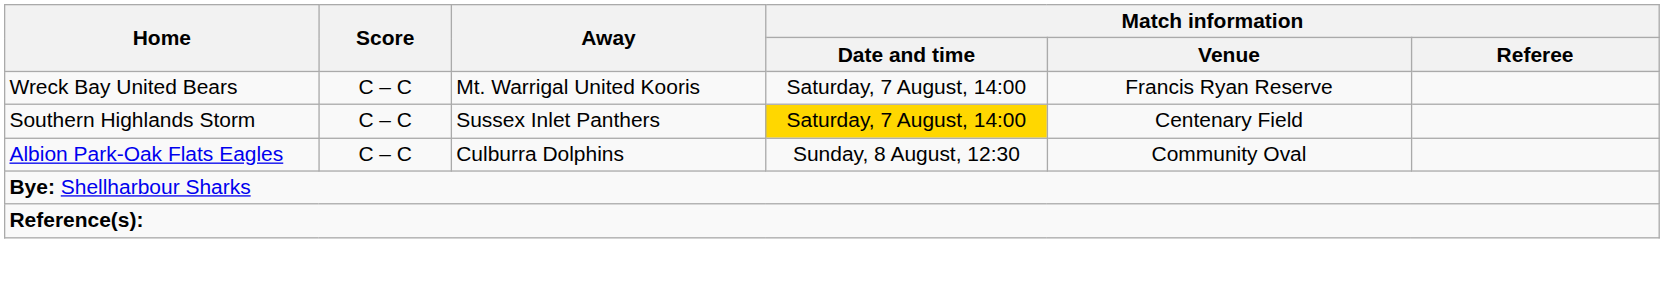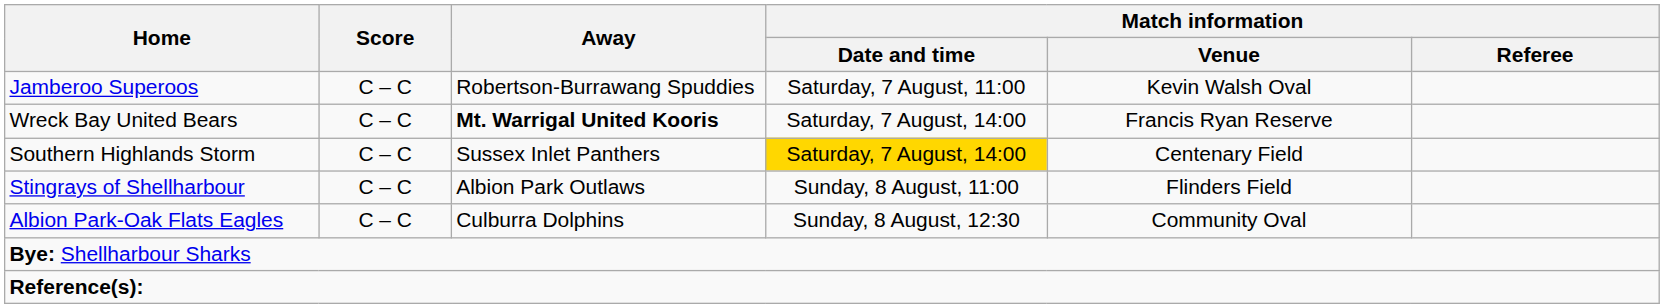+ row: (104, 87)
(578, 87) normal -> (587, 120) bold
+ row: (127, 187)
